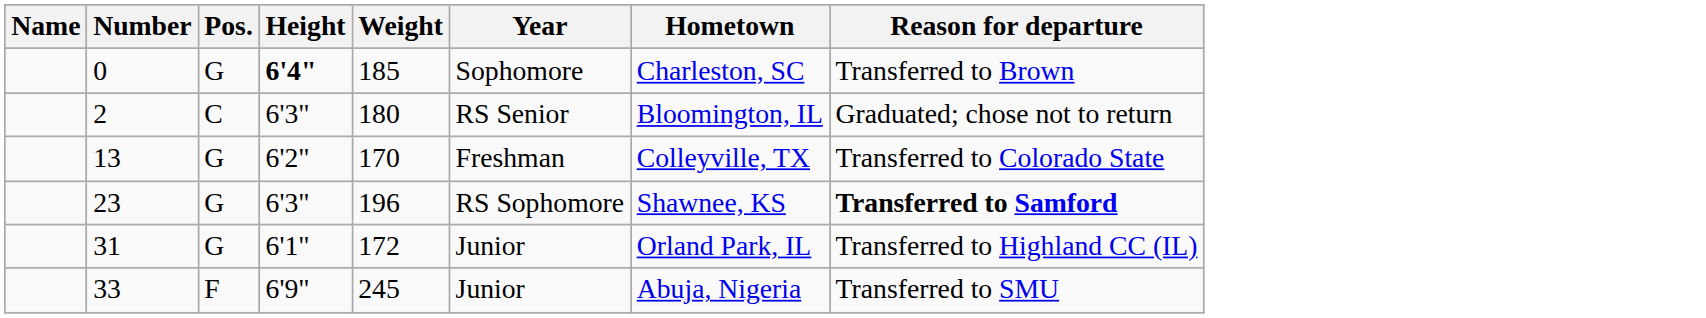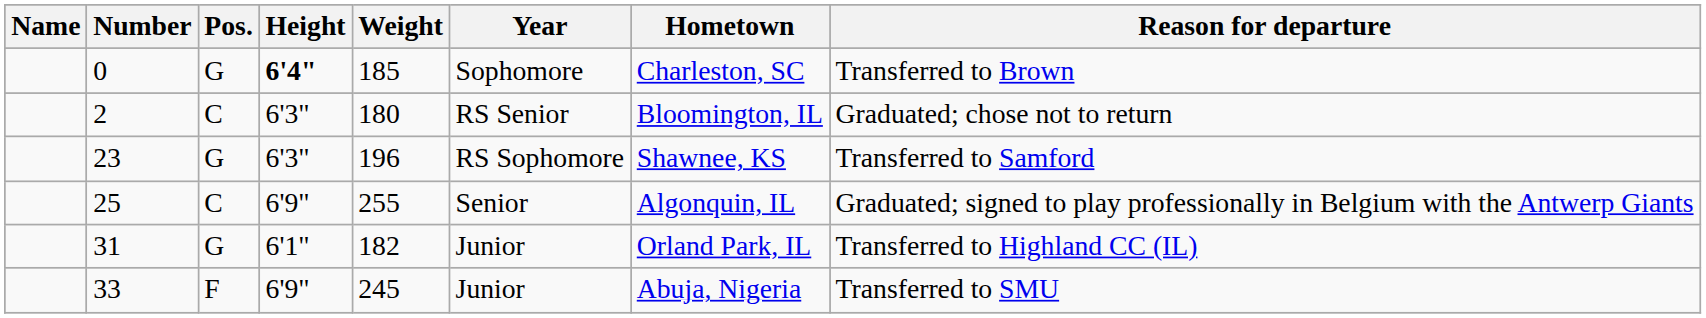- row: (107, 158)
(977, 202) bold -> (965, 158) normal
+ row: (107, 202)
(379, 245) 172 -> (379, 245) 182
